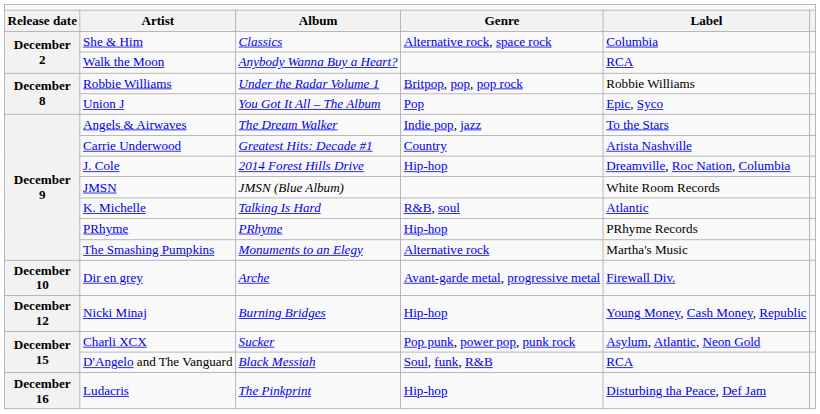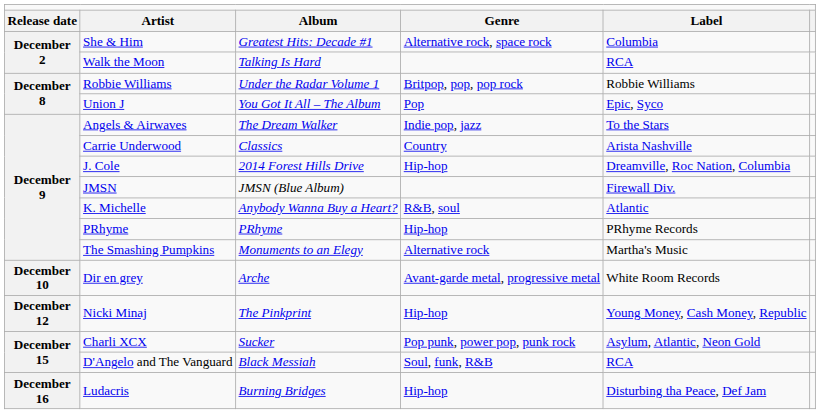(260, 41) Classics -> (306, 41) Greatest Hits: Decade #1
(318, 62) Anybody Wanna Buy a Heart? -> (280, 62) Talking Is Hard
(306, 145) Greatest Hits: Decade #1 -> (260, 145) Classics
(663, 187) White Room Records -> (641, 187) Firewall Div.
(280, 208) Talking Is Hard -> (318, 208) Anybody Wanna Buy a Heart?
(641, 278) Firewall Div. -> (663, 278) White Room Records
(282, 313) Burning Bridges -> (275, 313) The Pinkprint
(275, 390) The Pinkprint -> (282, 390) Burning Bridges
